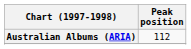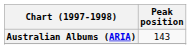(162, 37) 112 -> (162, 37) 143
